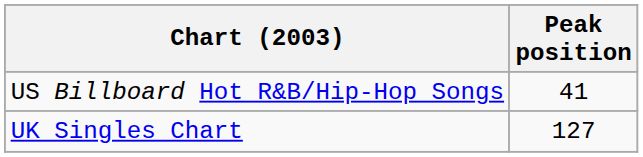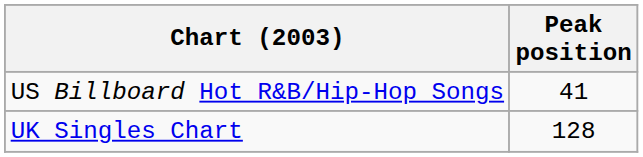(574, 131) 127 -> (574, 131) 128
